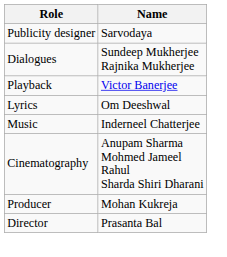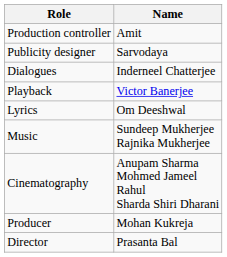+ row: (59, 33)
(150, 59) Sundeep Mukherjee Rajnika Mukherjee -> (166, 71) Inderneel Chatterjee
(150, 124) Inderneel Chatterjee -> (165, 136) Sundeep Mukherjee Rajnika Mukherjee
